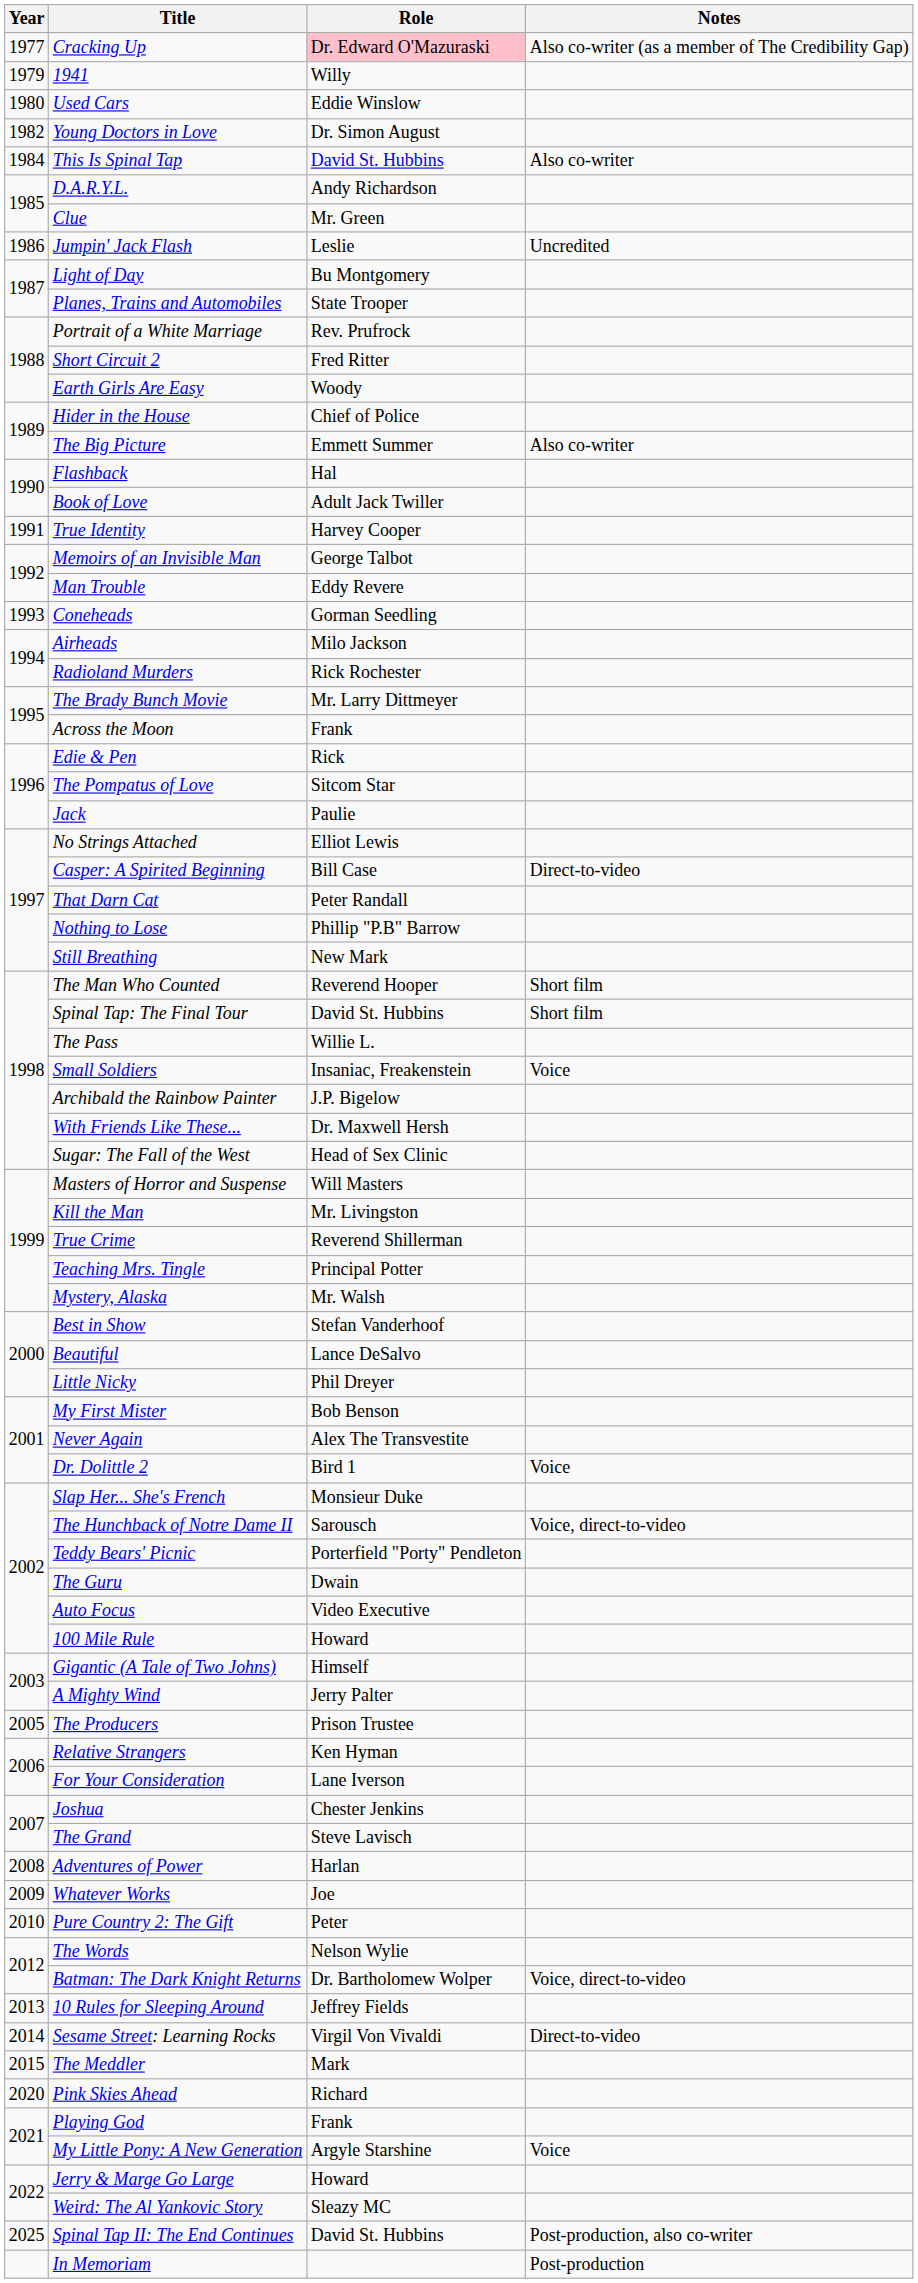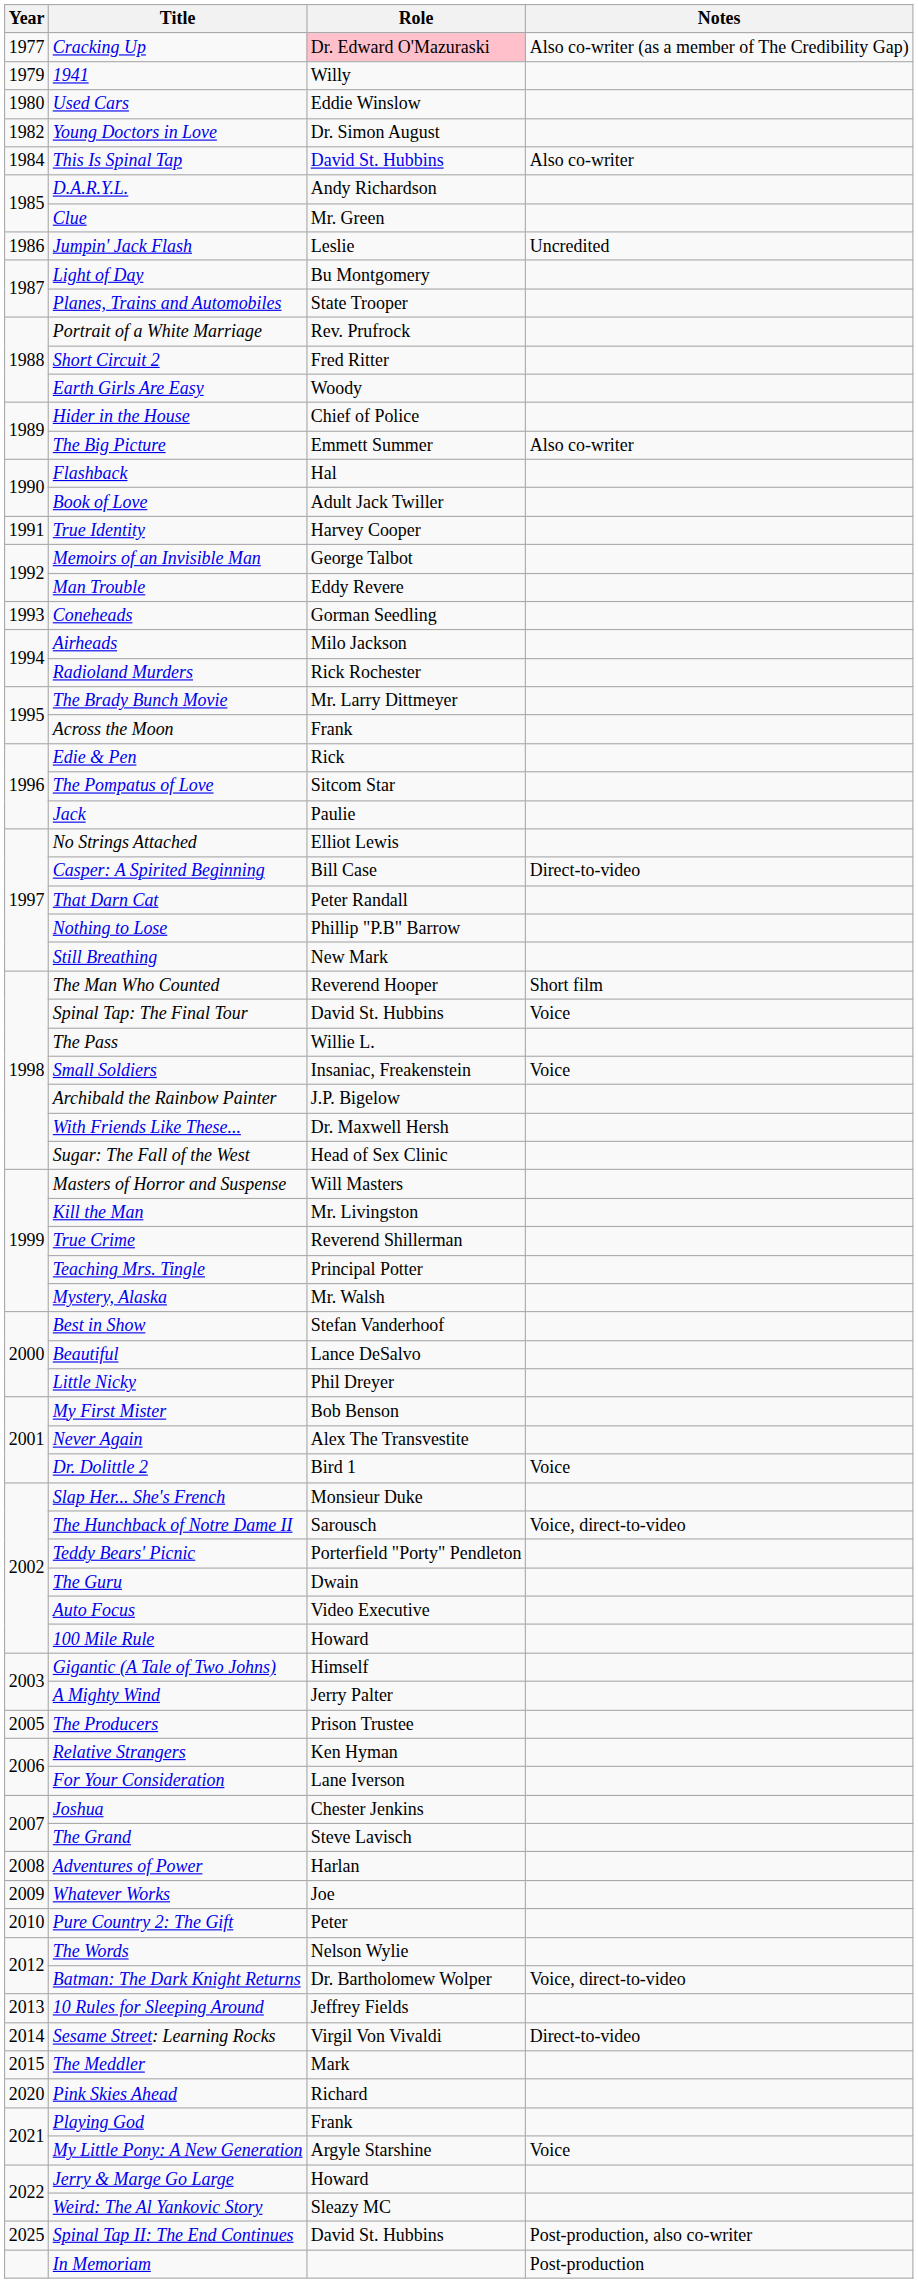(566, 1013) Short film -> (550, 1013) Voice
